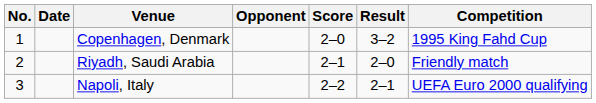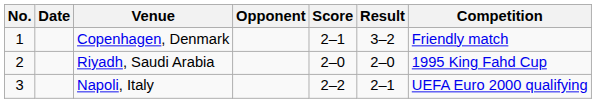(333, 39) 2–0 -> (333, 39) 2–1
(479, 39) 1995 King Fahd Cup -> (460, 39) Friendly match
(333, 62) 2–1 -> (333, 62) 2–0
(460, 62) Friendly match -> (479, 62) 1995 King Fahd Cup
